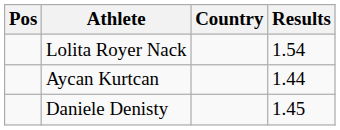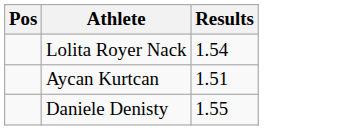- column: (229, 19)
(289, 79) 1.44 -> (212, 79) 1.51
(289, 109) 1.45 -> (212, 109) 1.55
